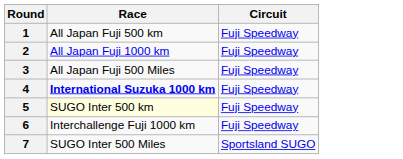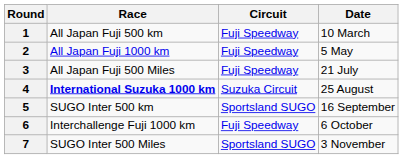+ column: (358, 14)
(260, 89) Fuji Speedway -> (259, 89) Suzuka Circuit
(102, 107) lightyellow background -> (102, 107) no background
(260, 107) Fuji Speedway -> (268, 107) Sportsland SUGO
